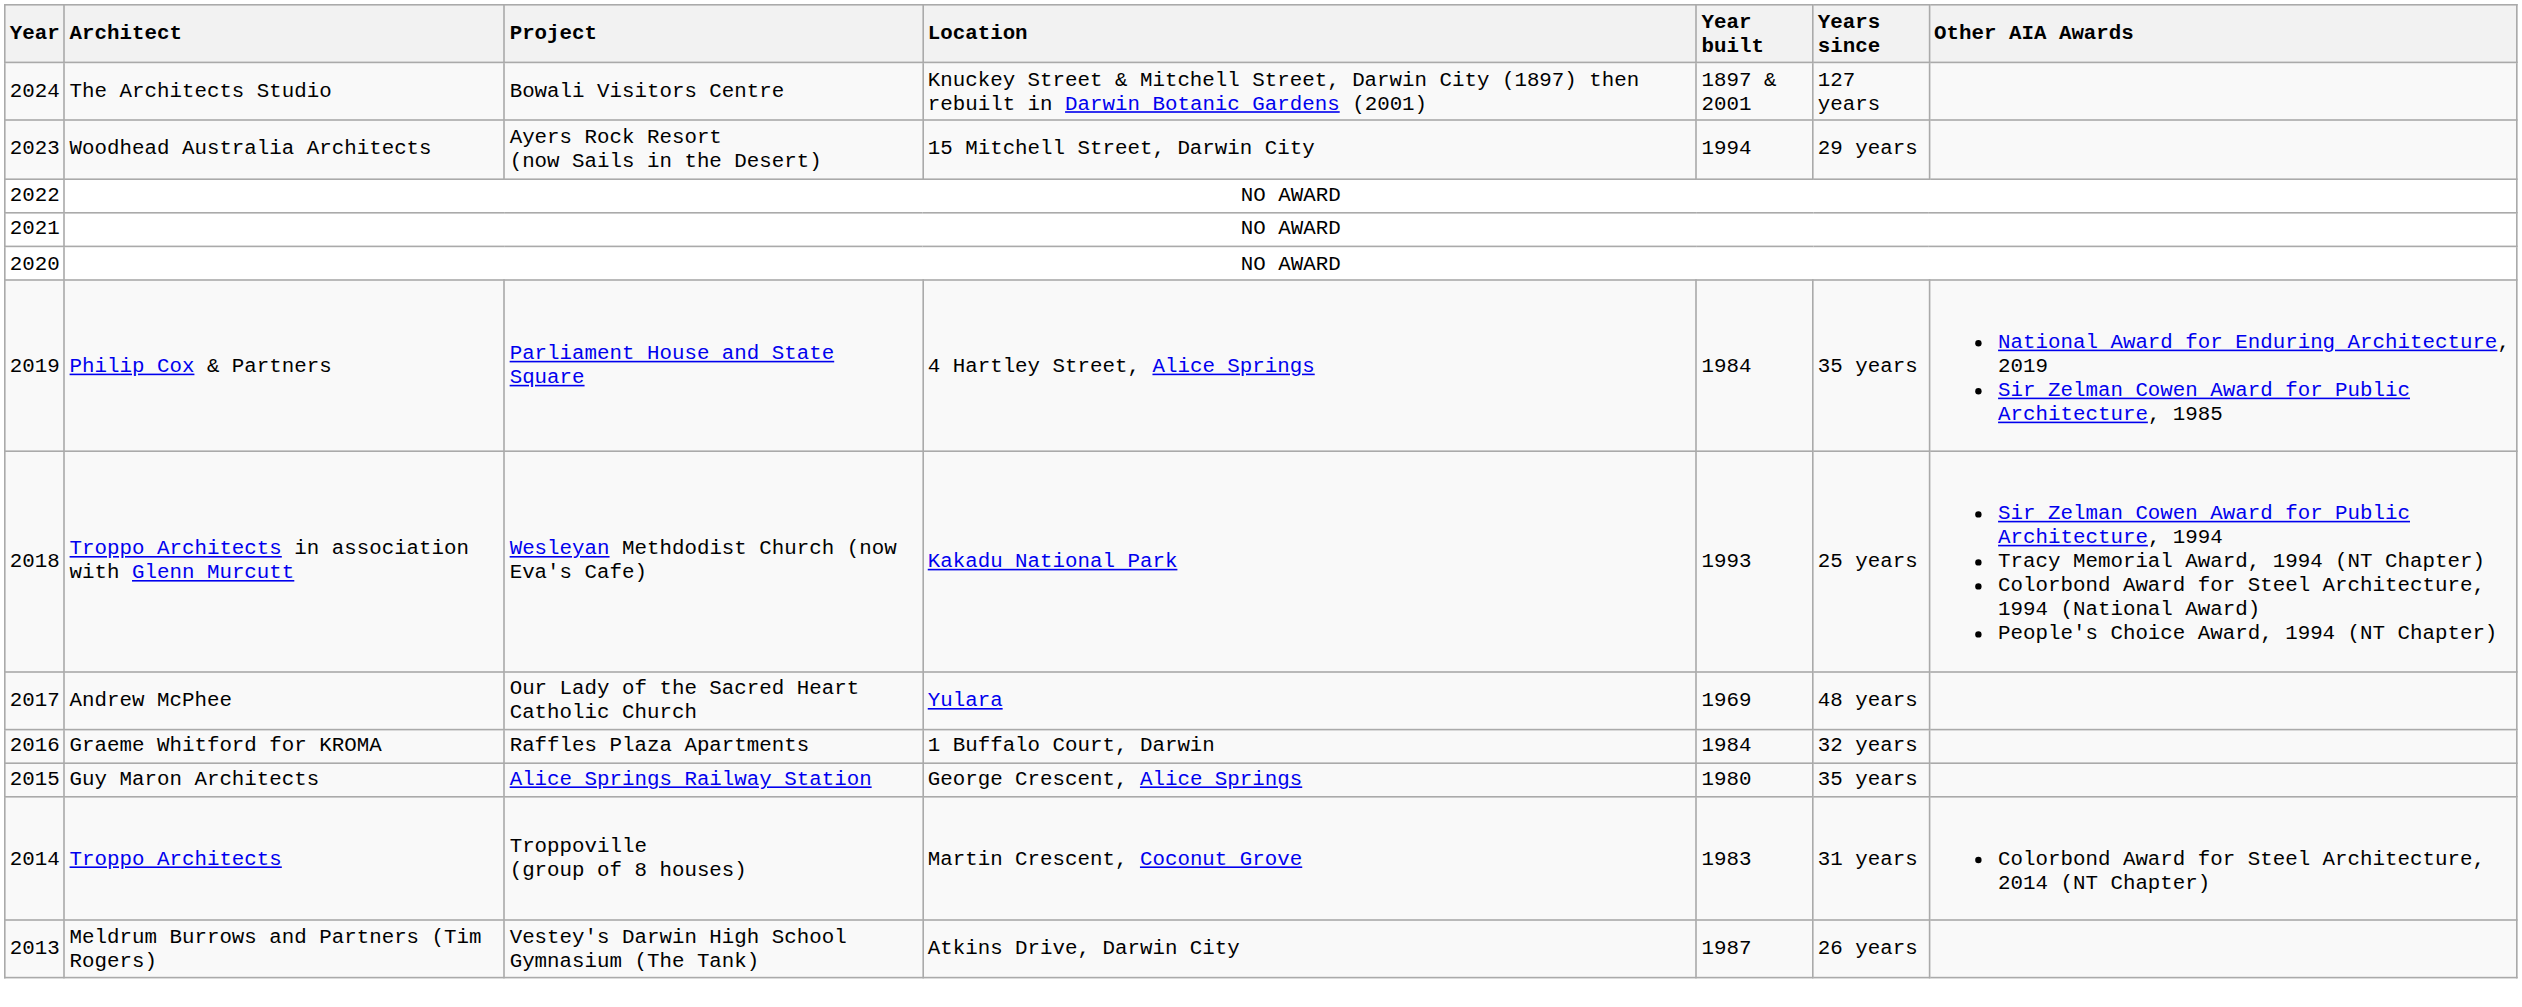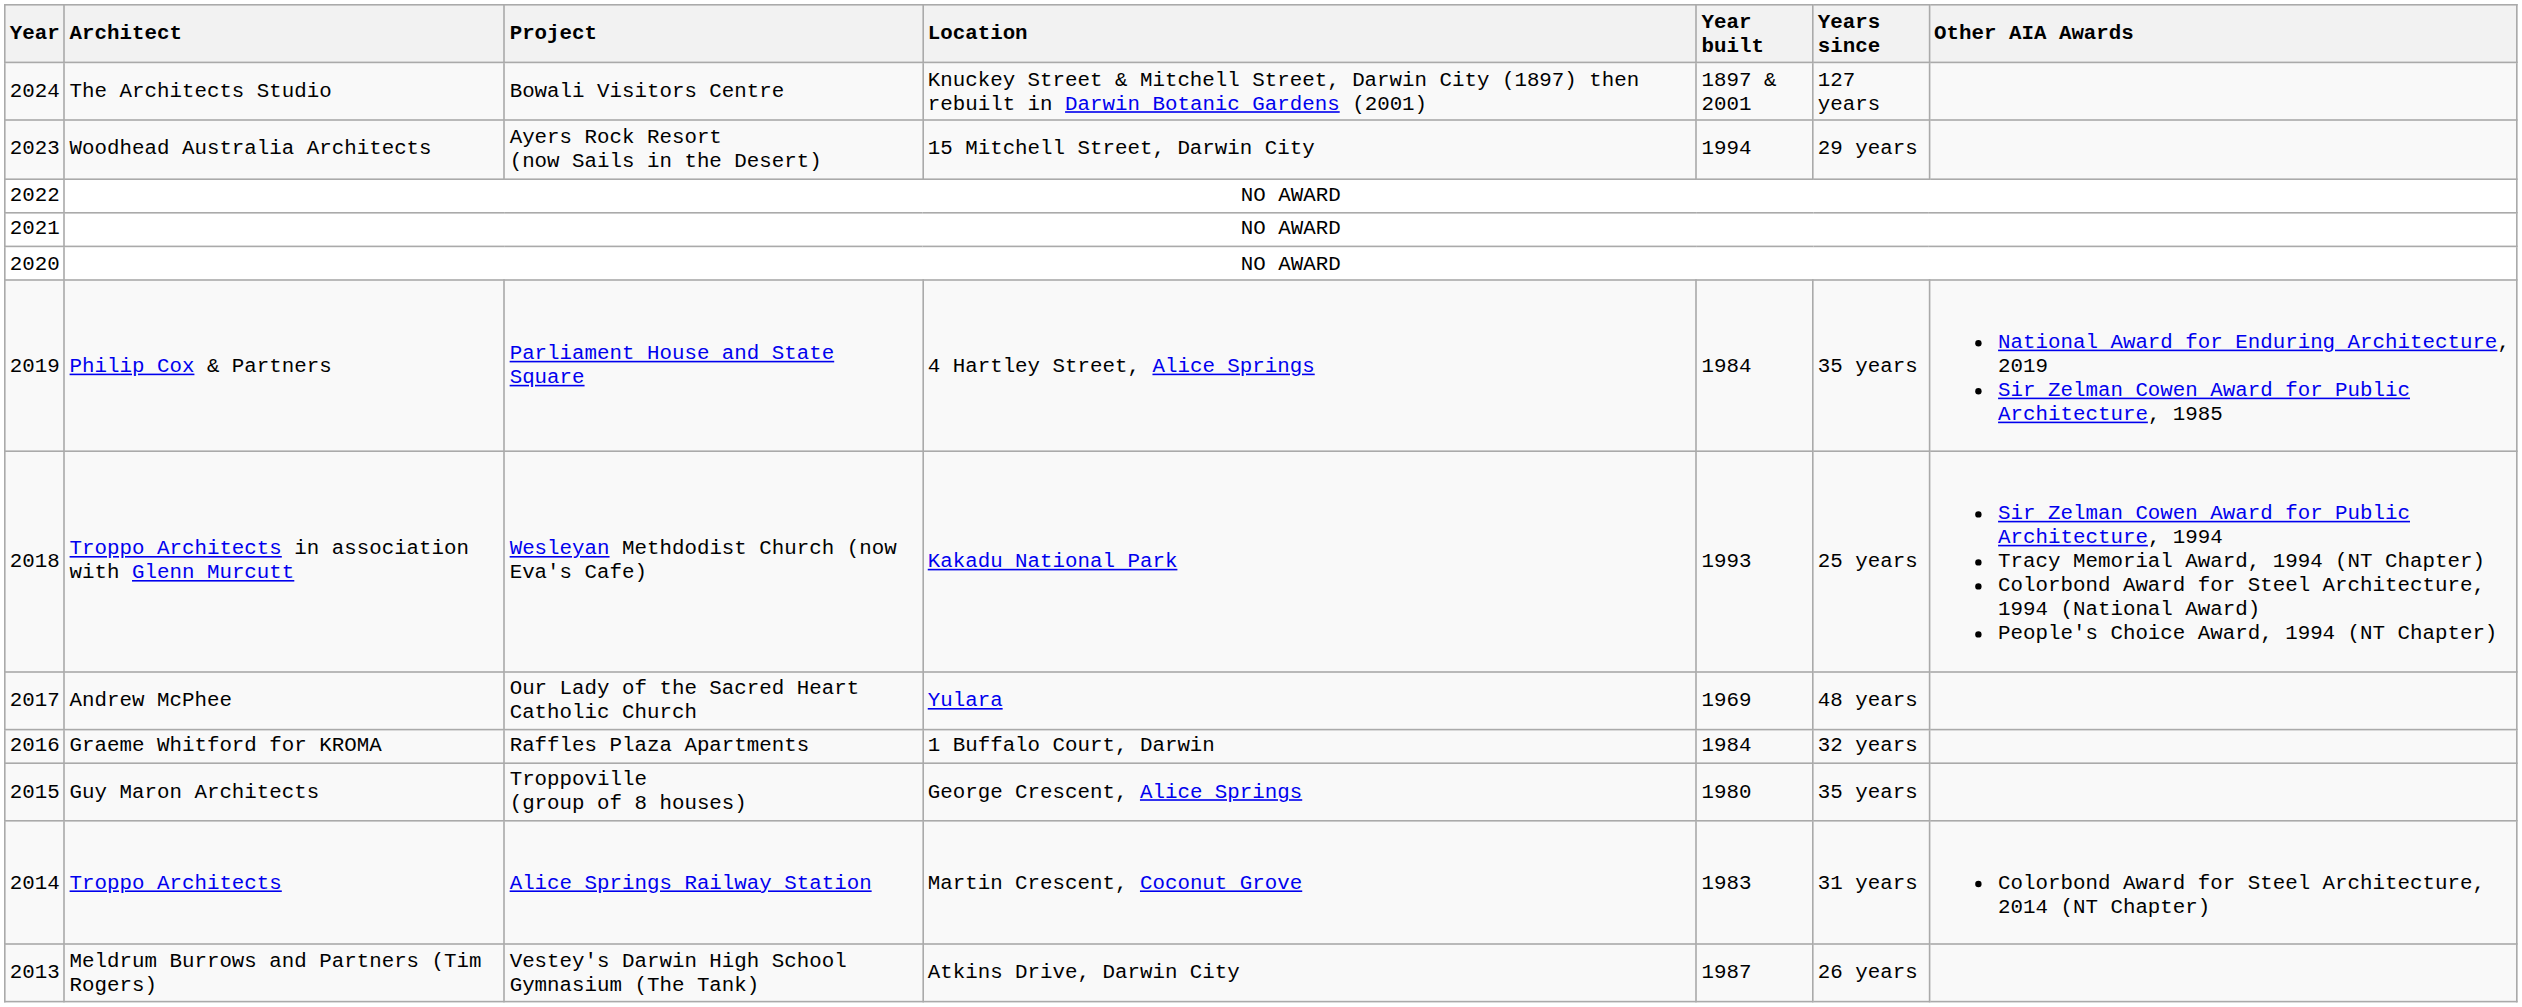(691, 780) Alice Springs Railway Station -> (628, 792) Troppoville (group of 8 houses)
(628, 859) Troppoville (group of 8 houses) -> (691, 883) Alice Springs Railway Station
